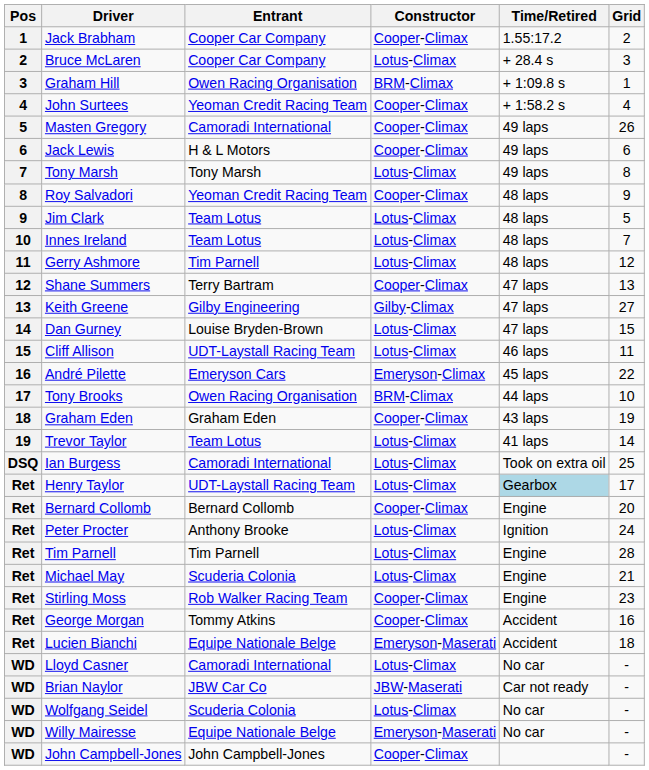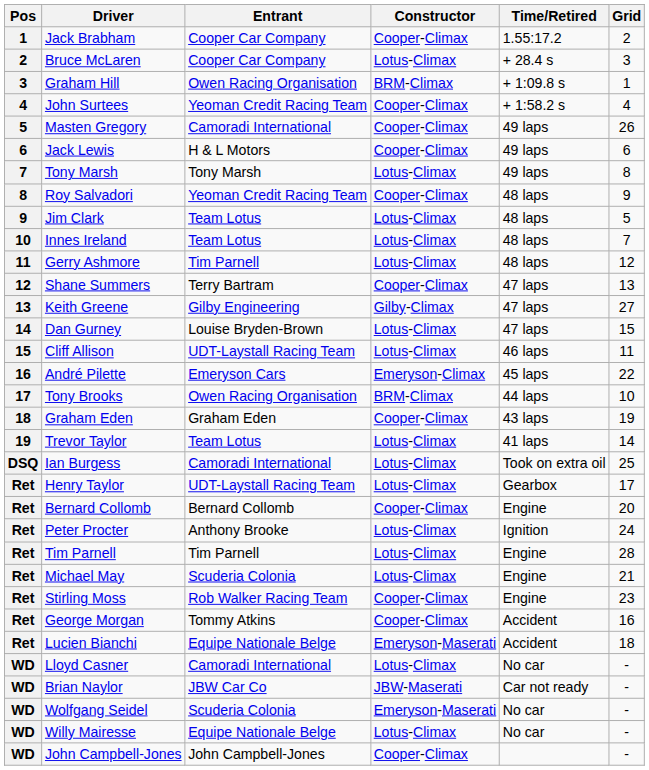(530, 486) lightblue background -> (530, 486) no background
(415, 710) Lotus-Climax -> (435, 710) Emeryson-Maserati
(435, 732) Emeryson-Maserati -> (415, 732) Lotus-Climax
